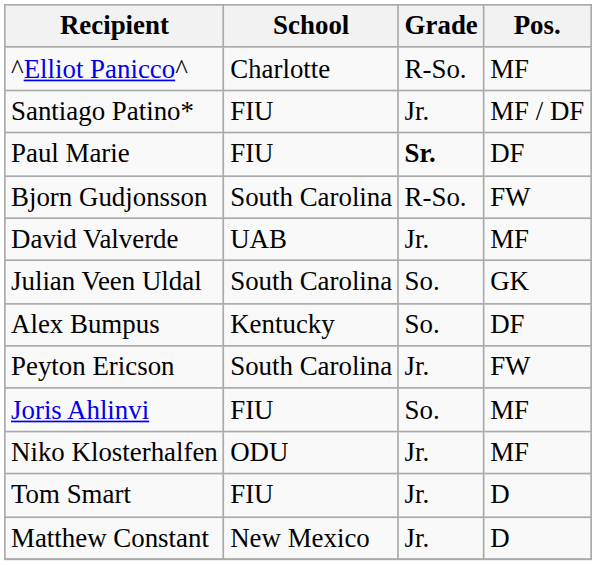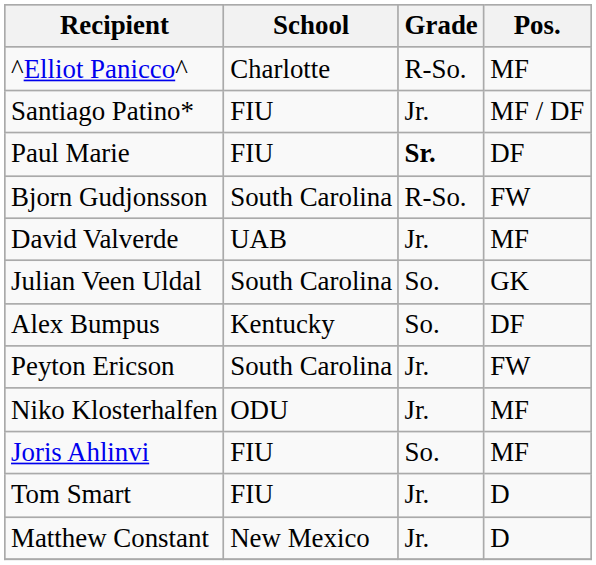rows swapped: (80, 409) <-> (114, 452)
